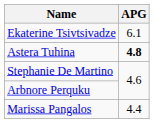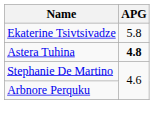(134, 33) 6.1 -> (134, 33) 5.8
- row: (49, 109)
